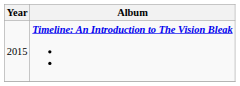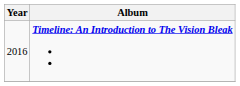(17, 51) 2015 -> (17, 51) 2016
